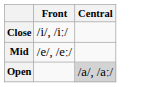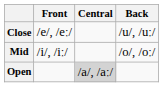+ column: (137, 13)
(52, 32) /i/, /iː/ -> (54, 32) /e/, /eː/
(54, 52) /e/, /eː/ -> (52, 52) /i/, /iː/
